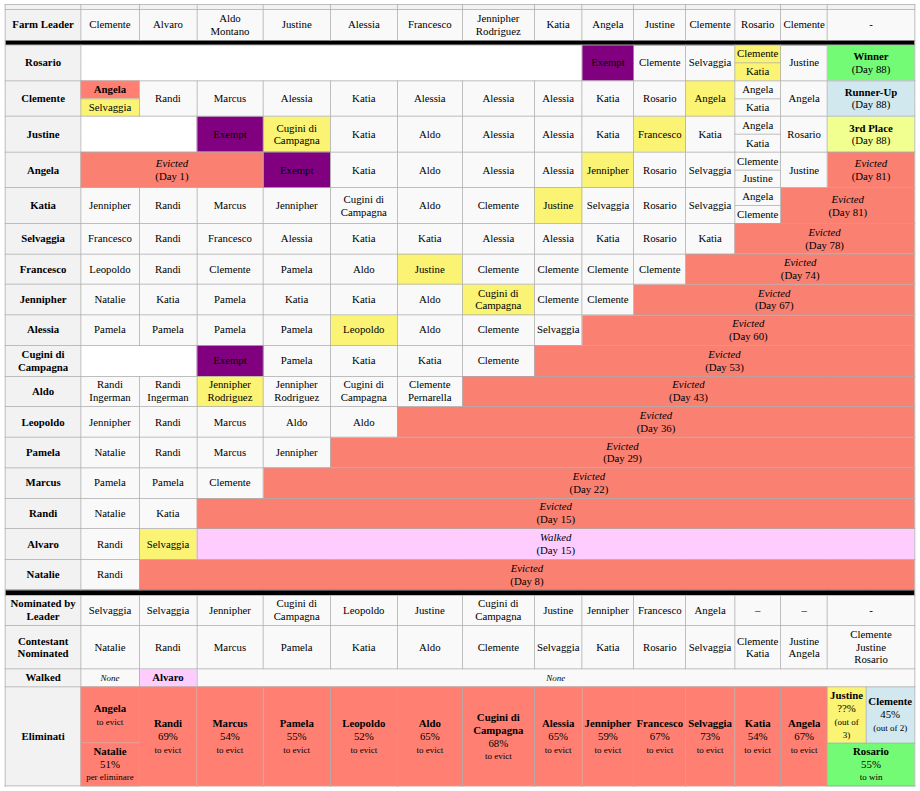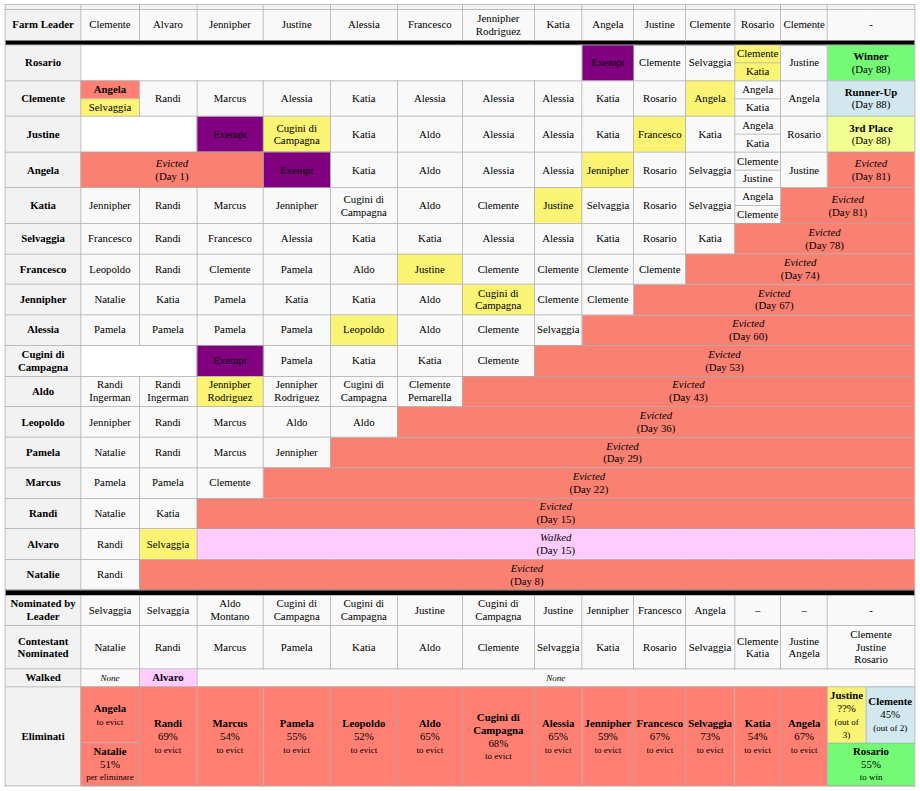(230, 25) Aldo Montano -> (230, 25) Jennipher
(230, 610) Jennipher -> (230, 610) Aldo Montano
(364, 610) Leopoldo -> (364, 610) Cugini di Campagna
